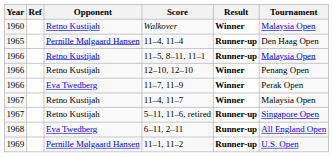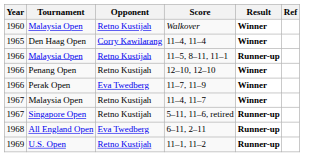columns swapped: (294, 12) <-> (35, 12)
(93, 41) Pernille Mølgaard Hansen -> (130, 41) Corry Kawilarang
(236, 41) Runner-up -> (252, 41) Winner
(93, 144) Pernille Mølgaard Hansen -> (124, 144) Retno Kustijah
